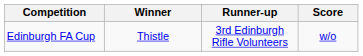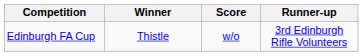columns swapped: (328, 13) <-> (250, 13)
